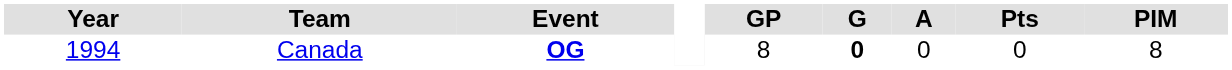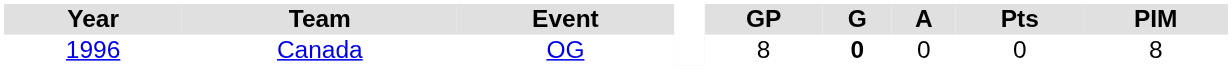(93, 49) 1994 -> (93, 49) 1996
(565, 49) bold -> (565, 49) normal
